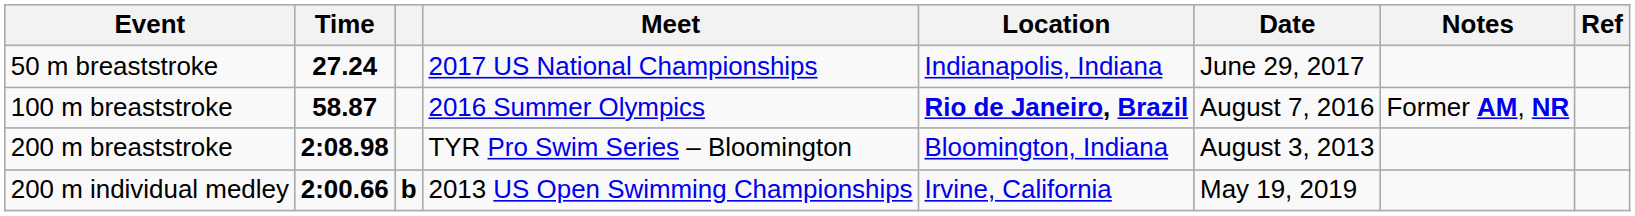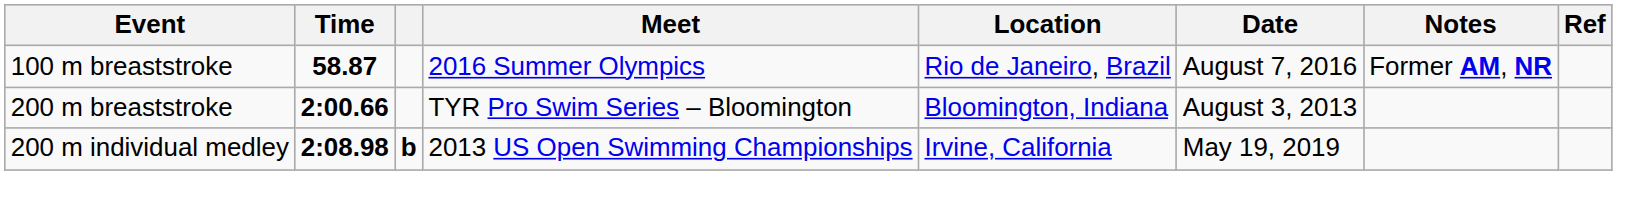- row: (115, 66)
(1056, 107) bold -> (1048, 66) normal
(345, 148) 2:08.98 -> (345, 107) 2:00.66
(345, 189) 2:00.66 -> (345, 148) 2:08.98
